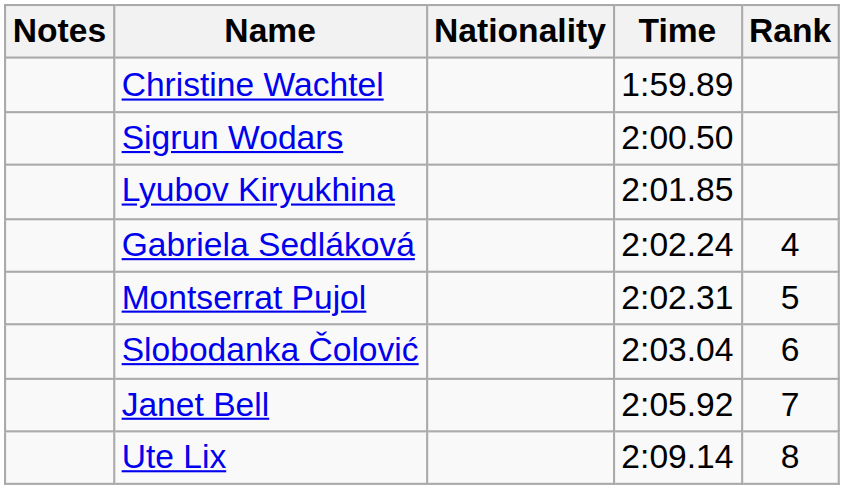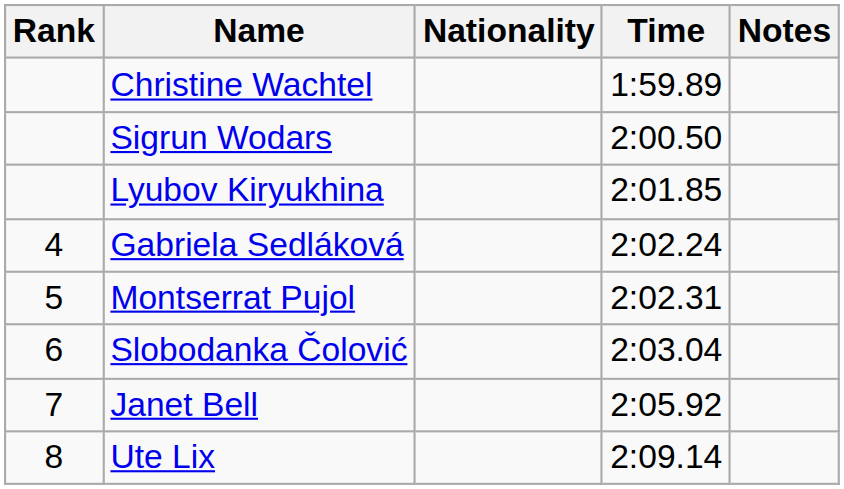columns swapped: (790, 31) <-> (59, 31)
